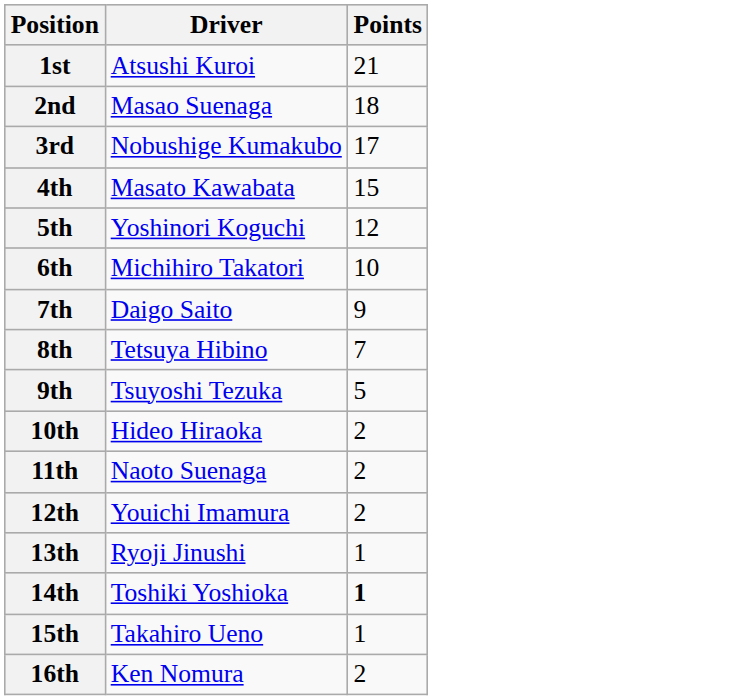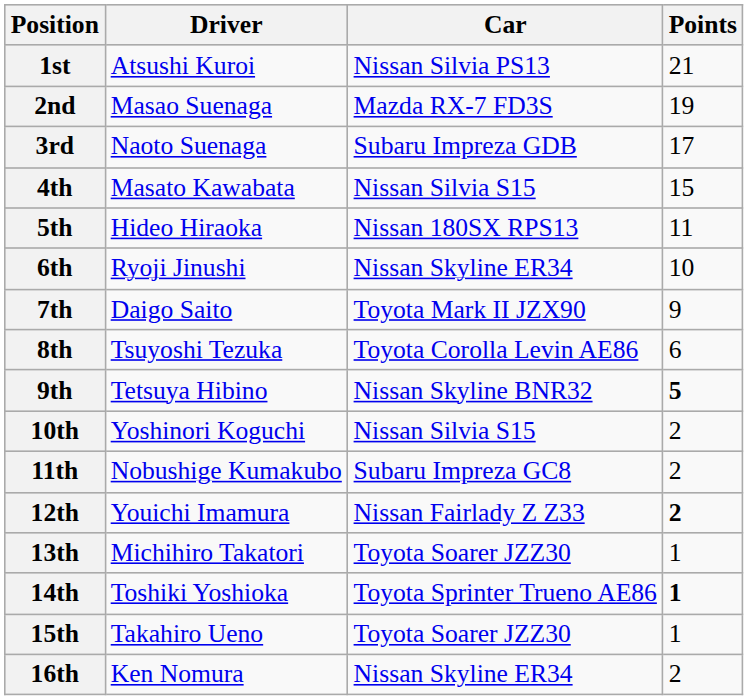+ column: (505, 24)
(366, 106) 18 -> (681, 106) 19
(226, 146) Nobushige Kumakubo -> (189, 146) Naoto Suenaga
(208, 227) Yoshinori Koguchi -> (186, 227) Hideo Hiraoka
(366, 227) 12 -> (681, 227) 11
(207, 268) Michihiro Takatori -> (178, 268) Ryoji Jinushi
(189, 349) Tetsuya Hibino -> (196, 349) Tsuyoshi Tezuka
(360, 349) 7 -> (675, 349) 6
(196, 390) Tsuyoshi Tezuka -> (189, 390) Tetsuya Hibino
(360, 390) normal -> (675, 390) bold
(186, 430) Hideo Hiraoka -> (208, 430) Yoshinori Koguchi
(189, 471) Naoto Suenaga -> (226, 471) Nobushige Kumakubo
(360, 512) normal -> (675, 512) bold
(178, 552) Ryoji Jinushi -> (207, 552) Michihiro Takatori
